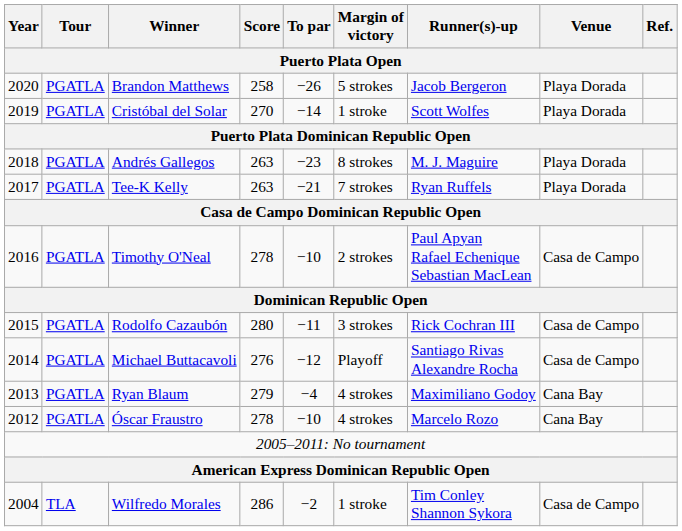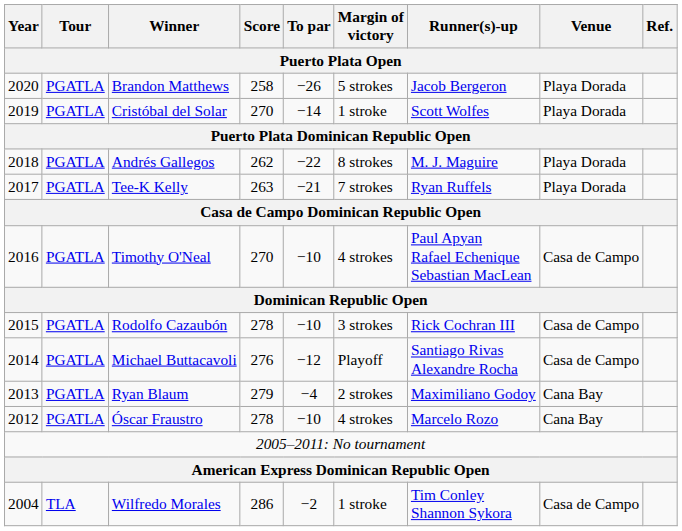(262, 162) 263 -> (262, 162) 262
(309, 162) −23 -> (309, 162) −22
(262, 256) 278 -> (262, 256) 270
(365, 256) 2 strokes -> (365, 256) 4 strokes
(262, 325) 280 -> (262, 325) 278
(309, 325) −11 -> (309, 325) −10
(365, 393) 4 strokes -> (365, 393) 2 strokes
